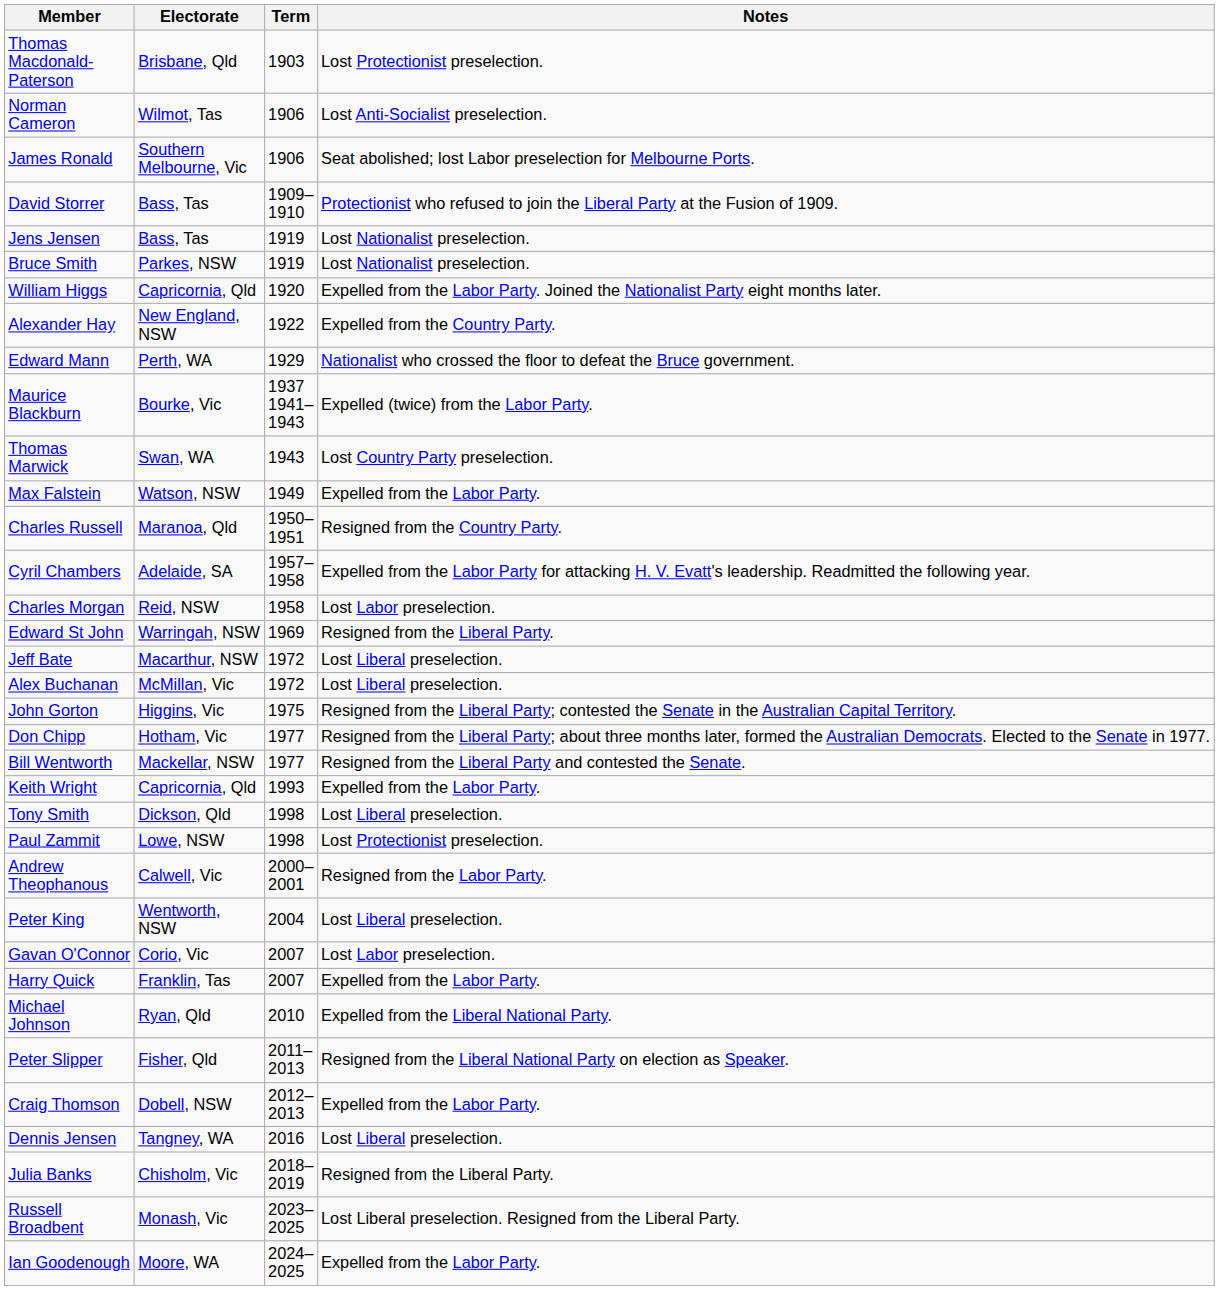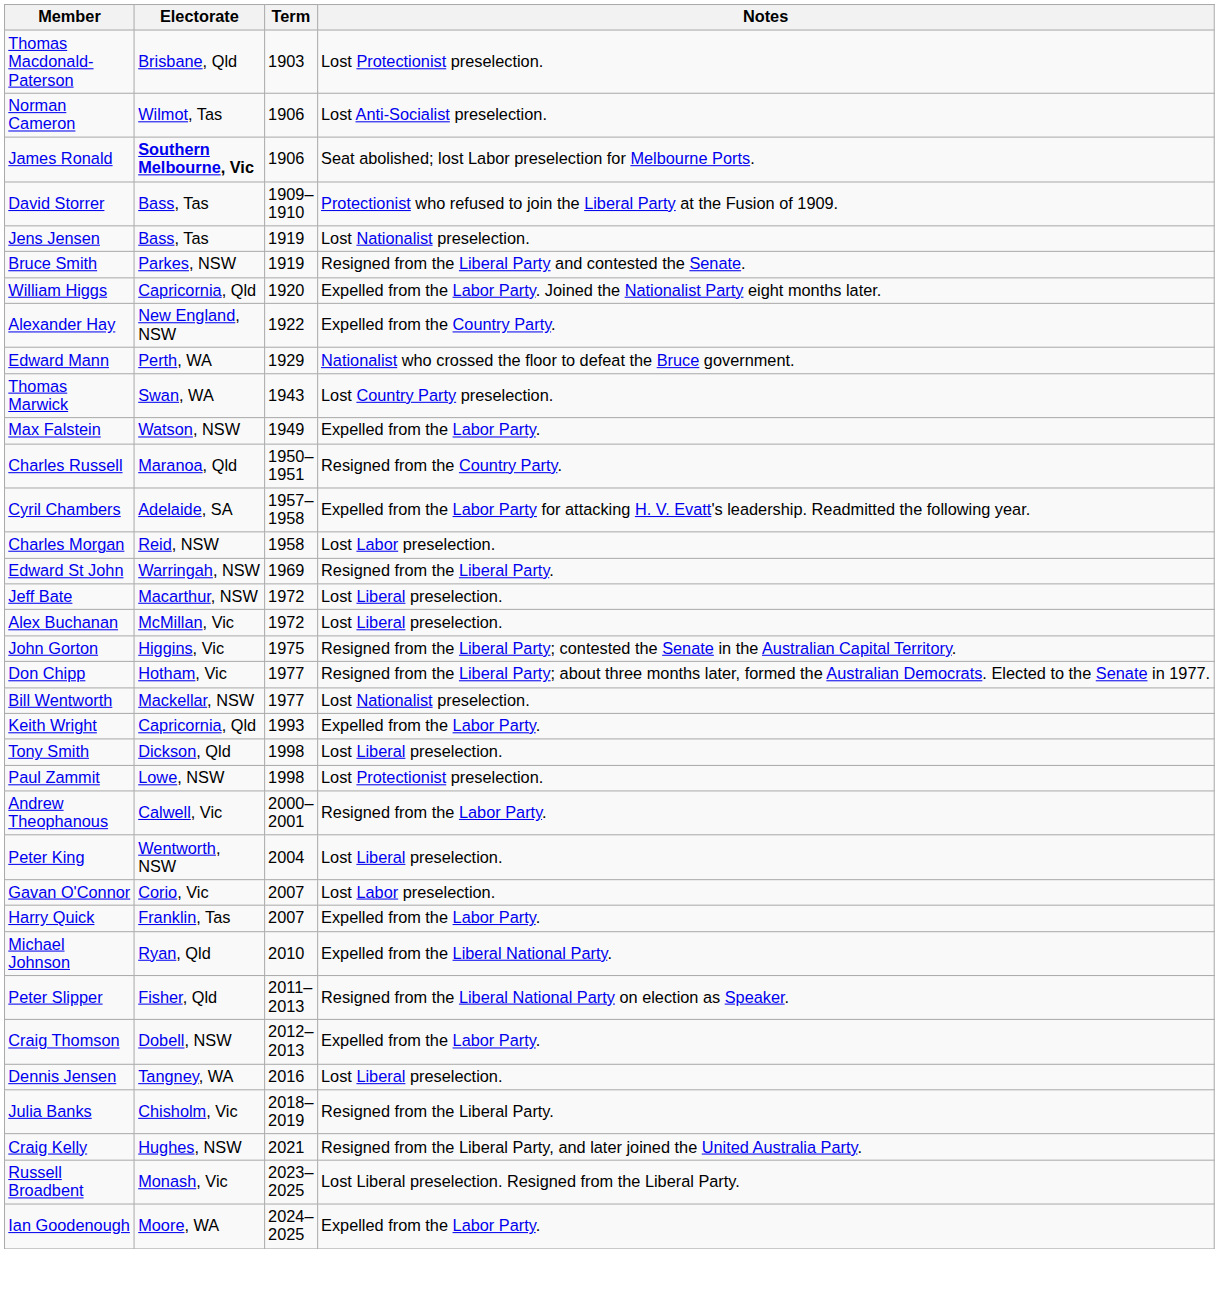(192, 159) normal -> (196, 159) bold
(425, 264) Lost Nationalist preselection. -> (533, 264) Resigned from the Liberal Party and contested the Senate.
- row: (45, 404)
(533, 762) Resigned from the Liberal Party and contested the Senate. -> (425, 700) Lost Nationalist preselection.
+ row: (48, 1146)
